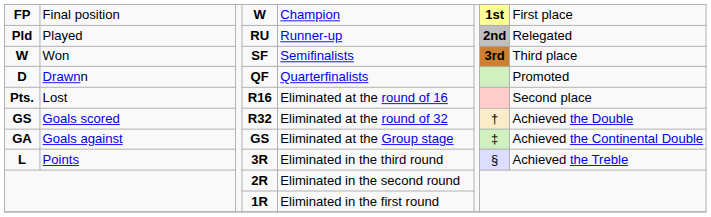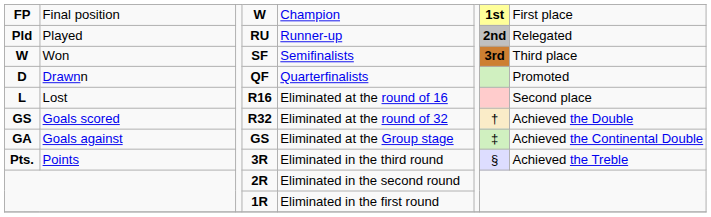(22, 98) Pts. -> (22, 98) L
(22, 160) L -> (22, 160) Pts.
